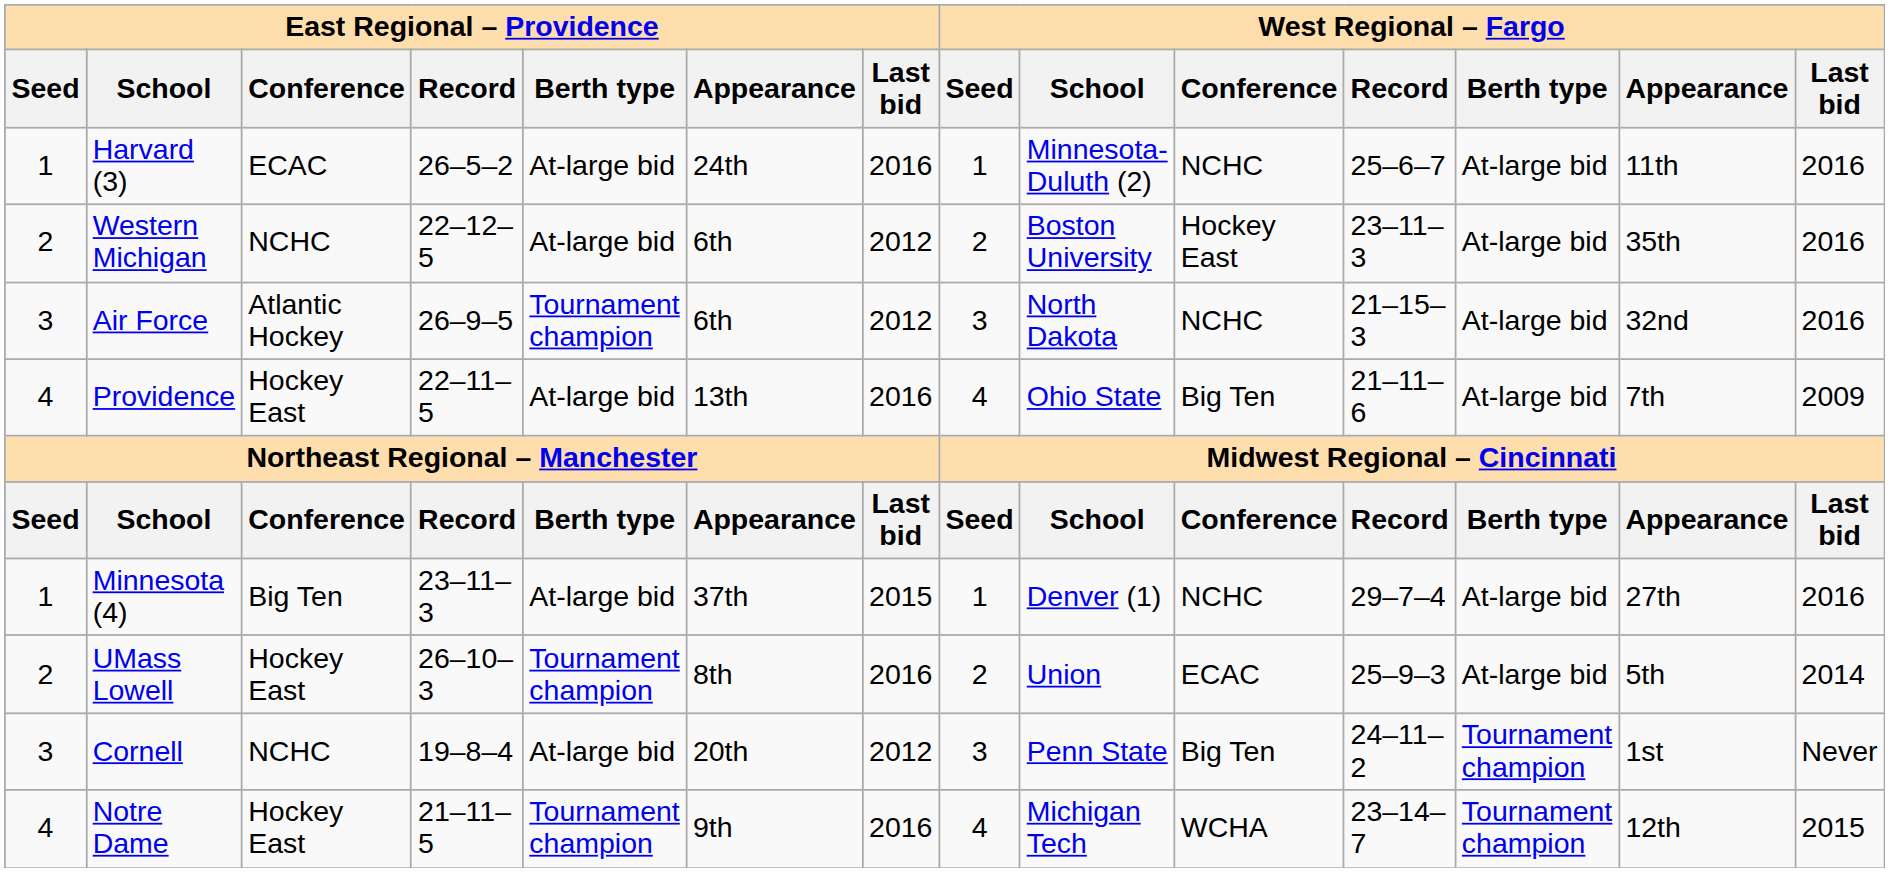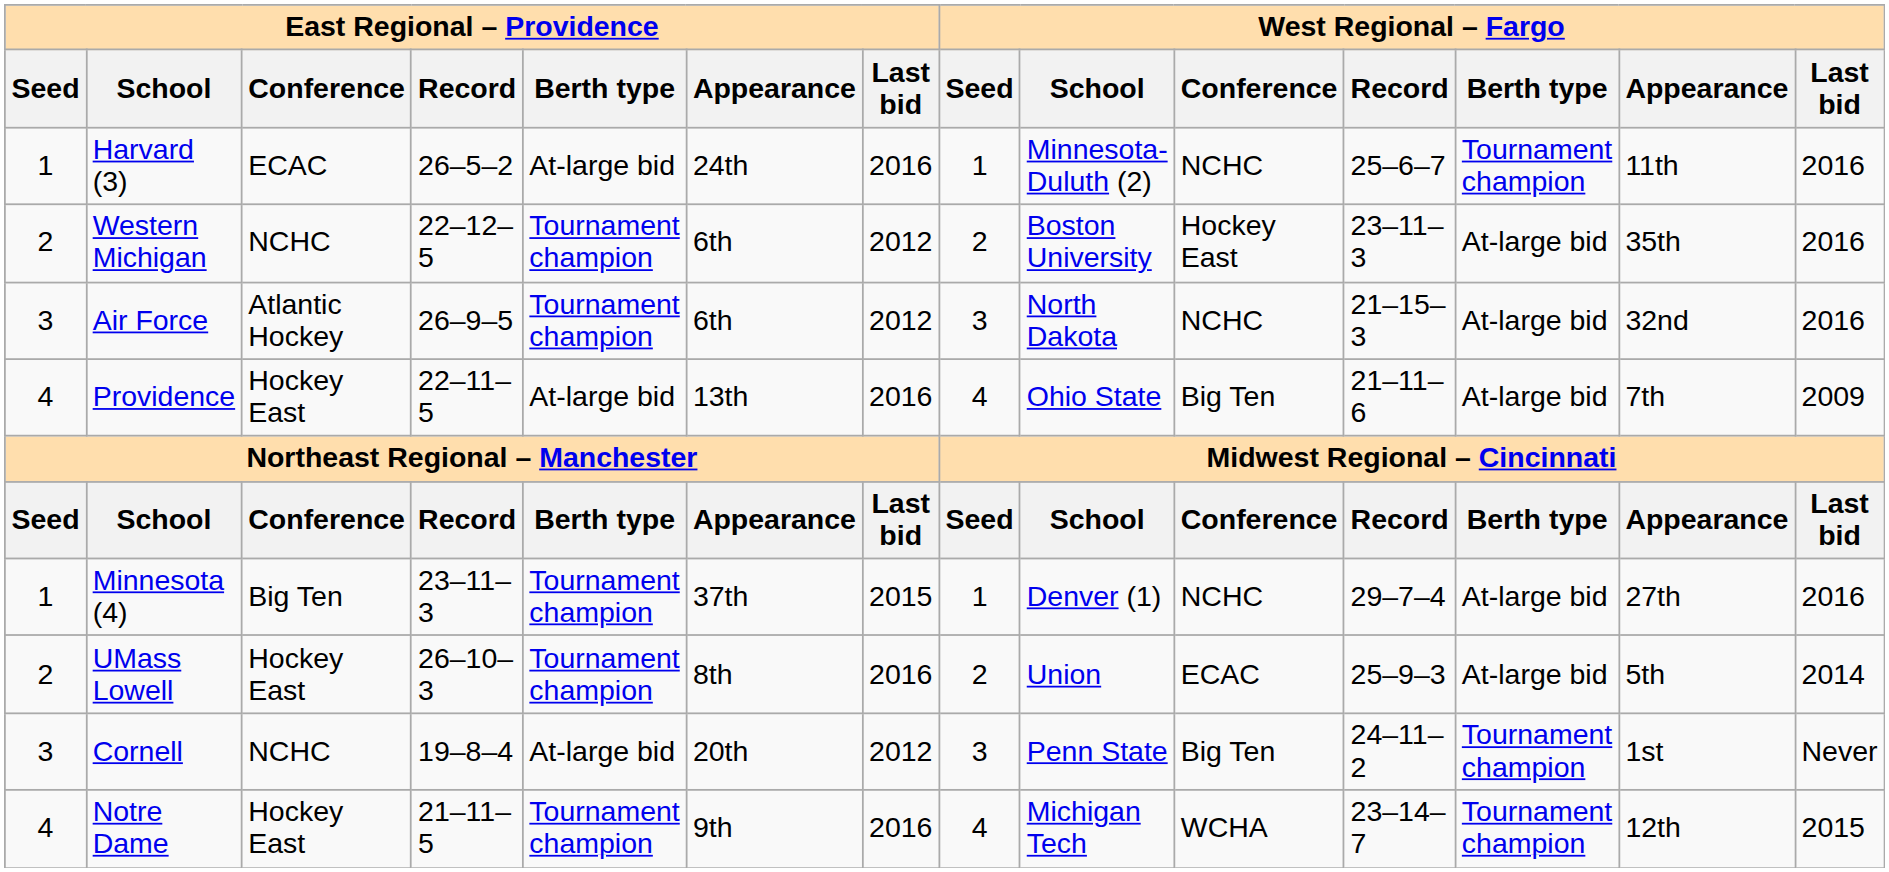(1535, 165) At-large bid -> (1537, 165) Tournament champion
(602, 242) At-large bid -> (605, 242) Tournament champion
(602, 596) At-large bid -> (605, 596) Tournament champion
